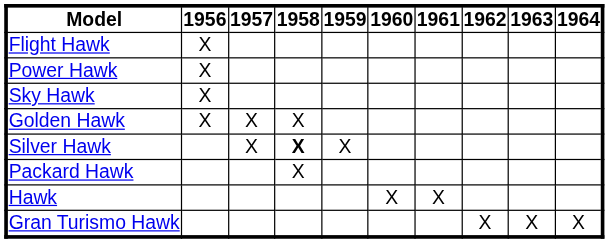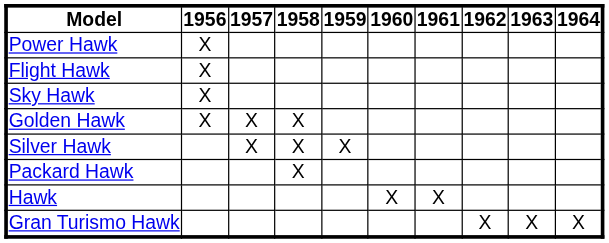rows swapped: (59, 45) <-> (63, 70)
(298, 146) bold -> (298, 146) normal
